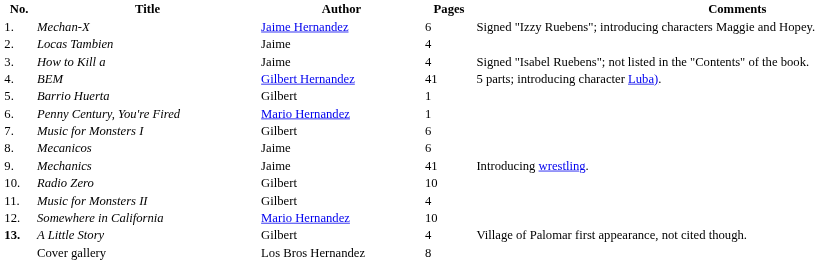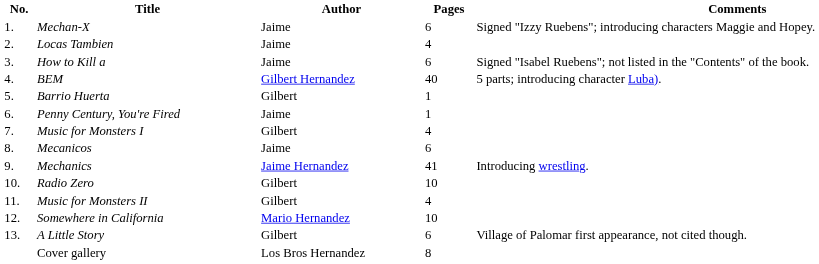(305, 26) Jaime Hernandez -> (276, 26) Jaime
(428, 61) 4 -> (428, 61) 6
(431, 79) 41 -> (431, 79) 40
(306, 113) Mario Hernandez -> (276, 113) Jaime
(428, 131) 6 -> (428, 131) 4
(276, 166) Jaime -> (305, 166) Jaime Hernandez
(12, 235) bold -> (12, 235) normal
(428, 235) 4 -> (428, 235) 6
